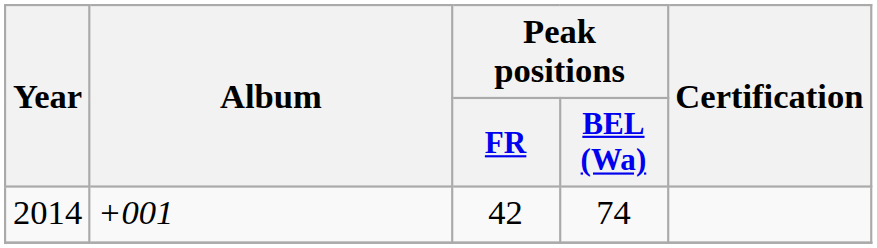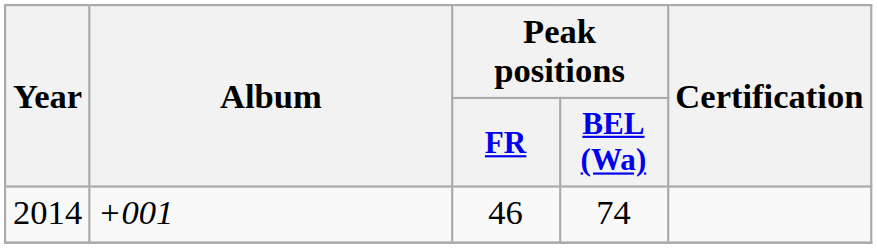(506, 213) 42 -> (506, 213) 46
